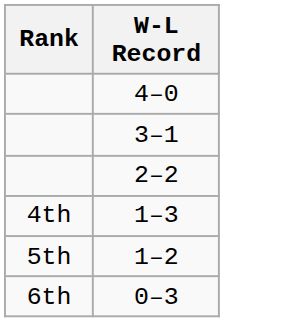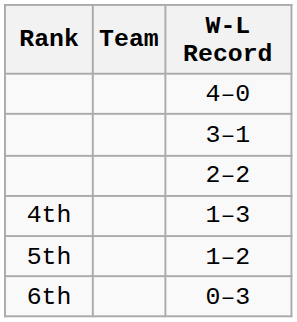+ column: (129, 40)
